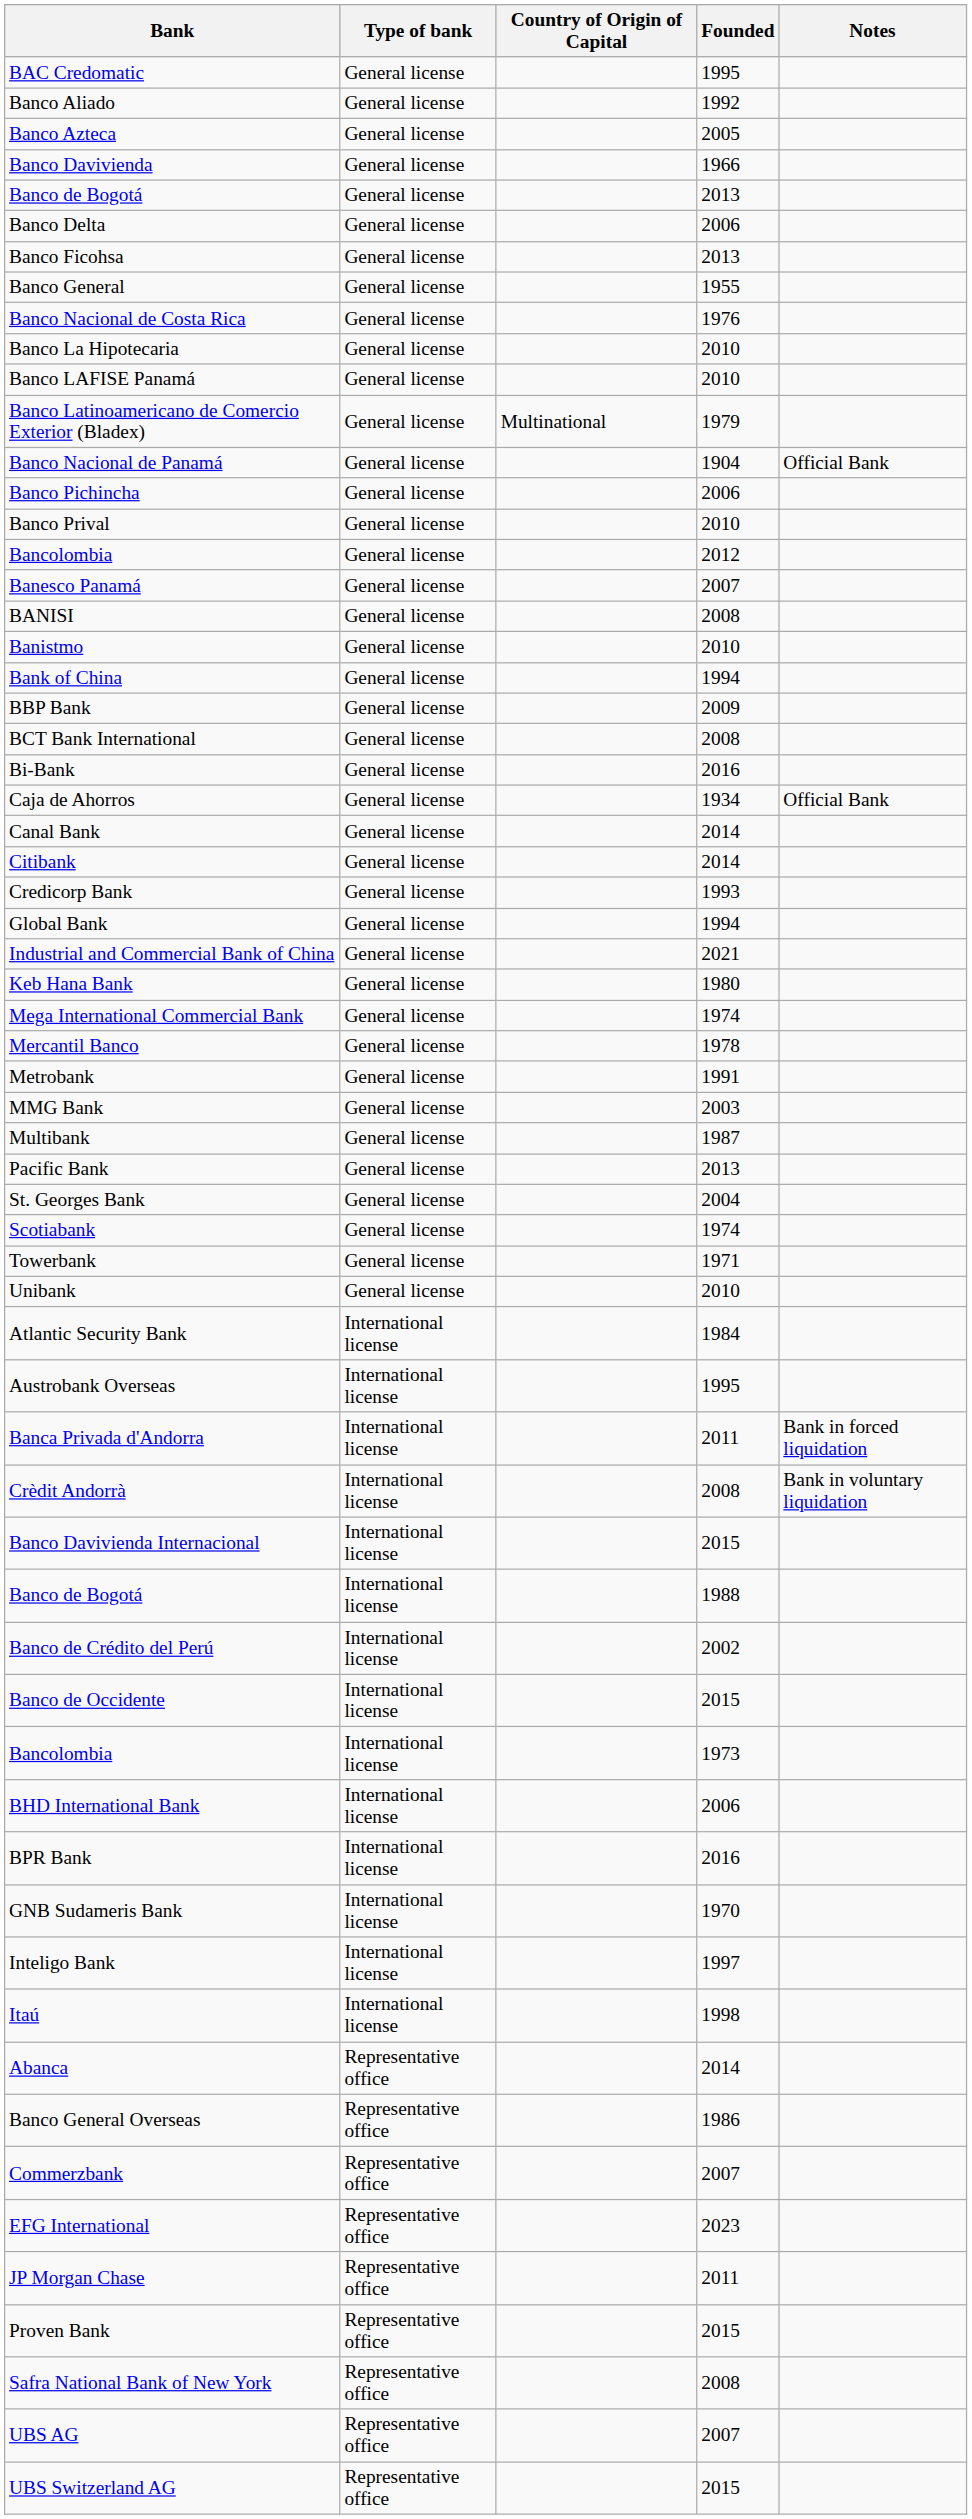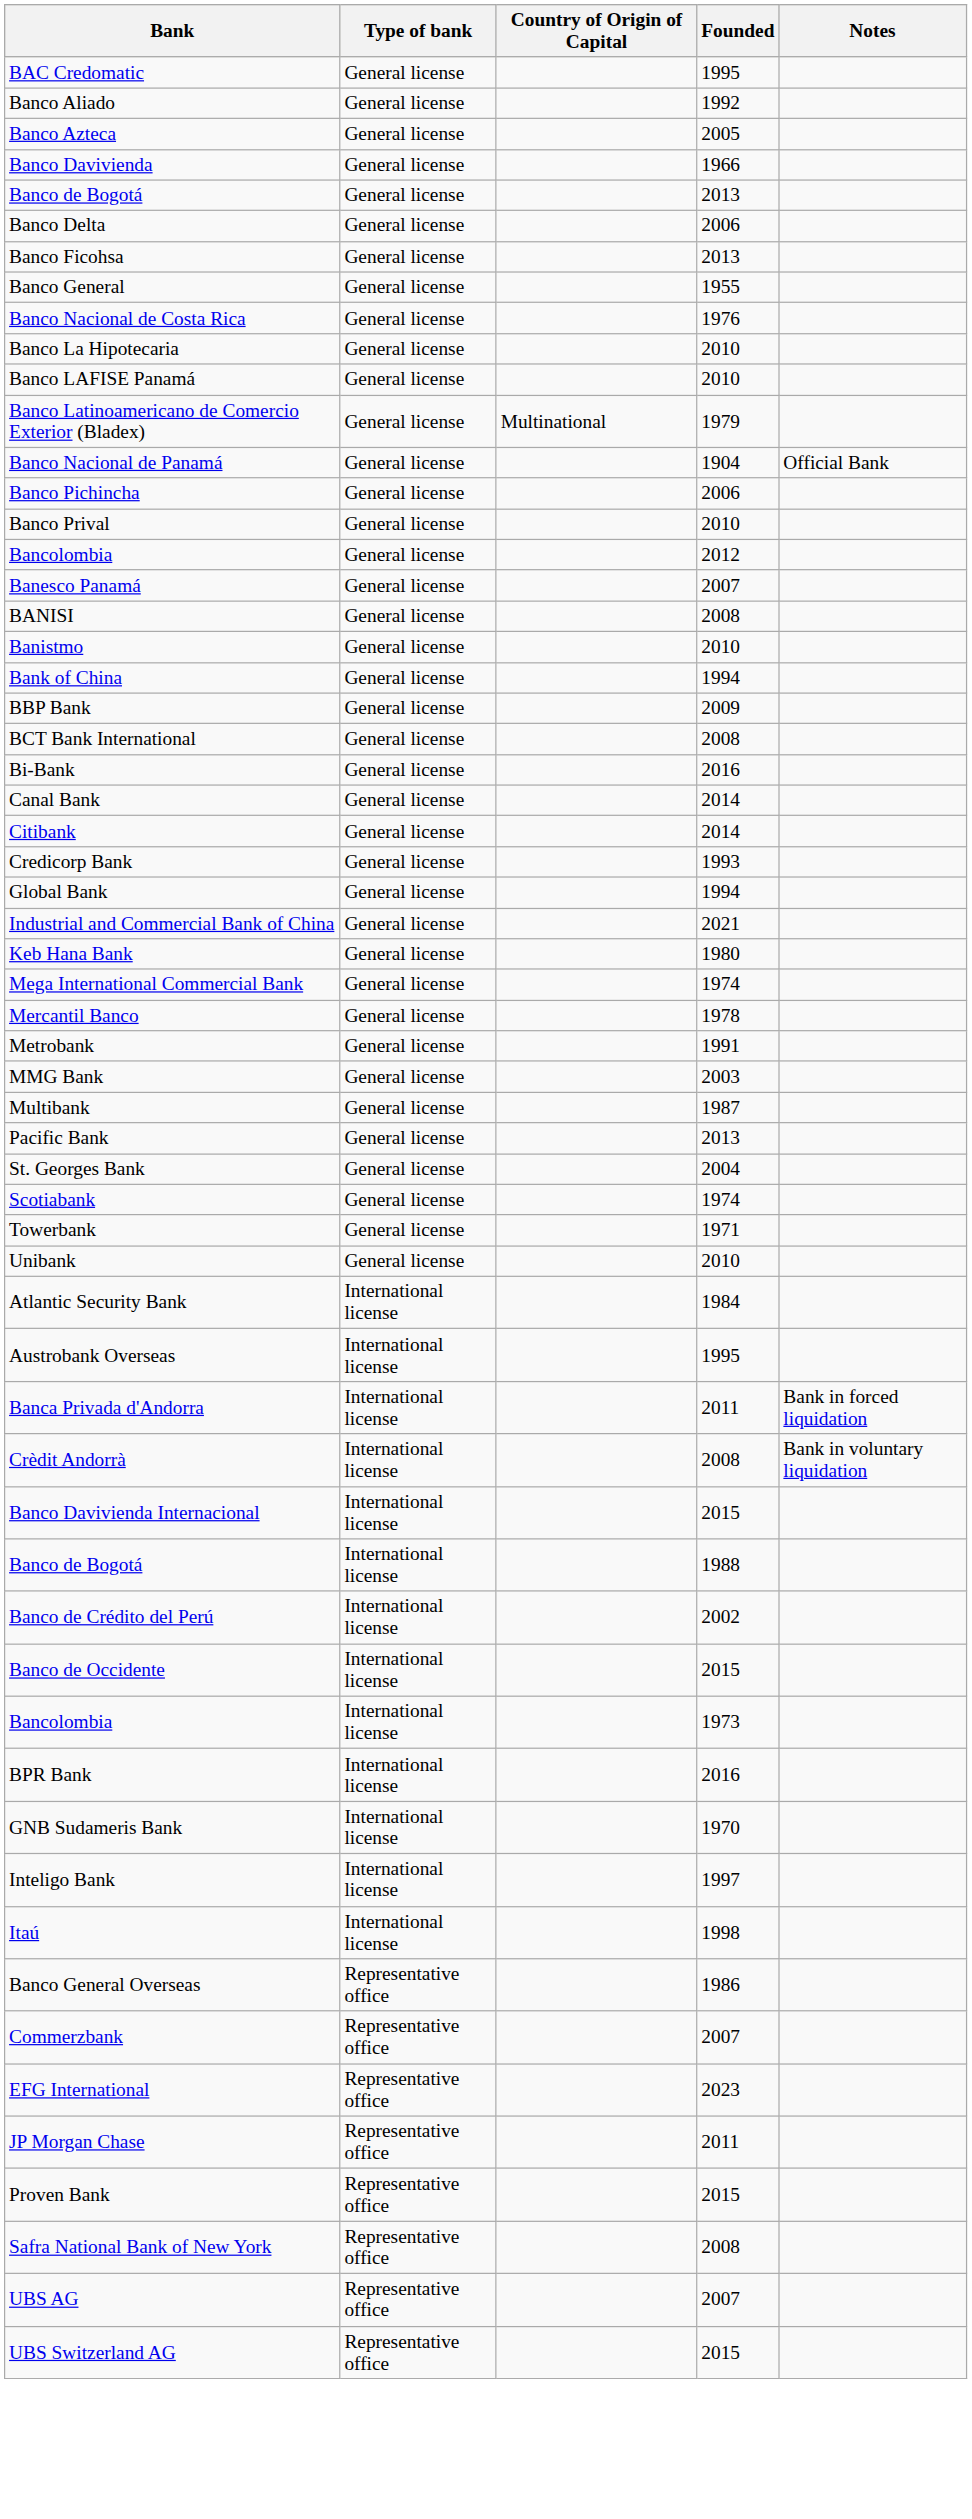- row: (72, 800)
- row: (104, 1805)
- row: (39, 2067)
